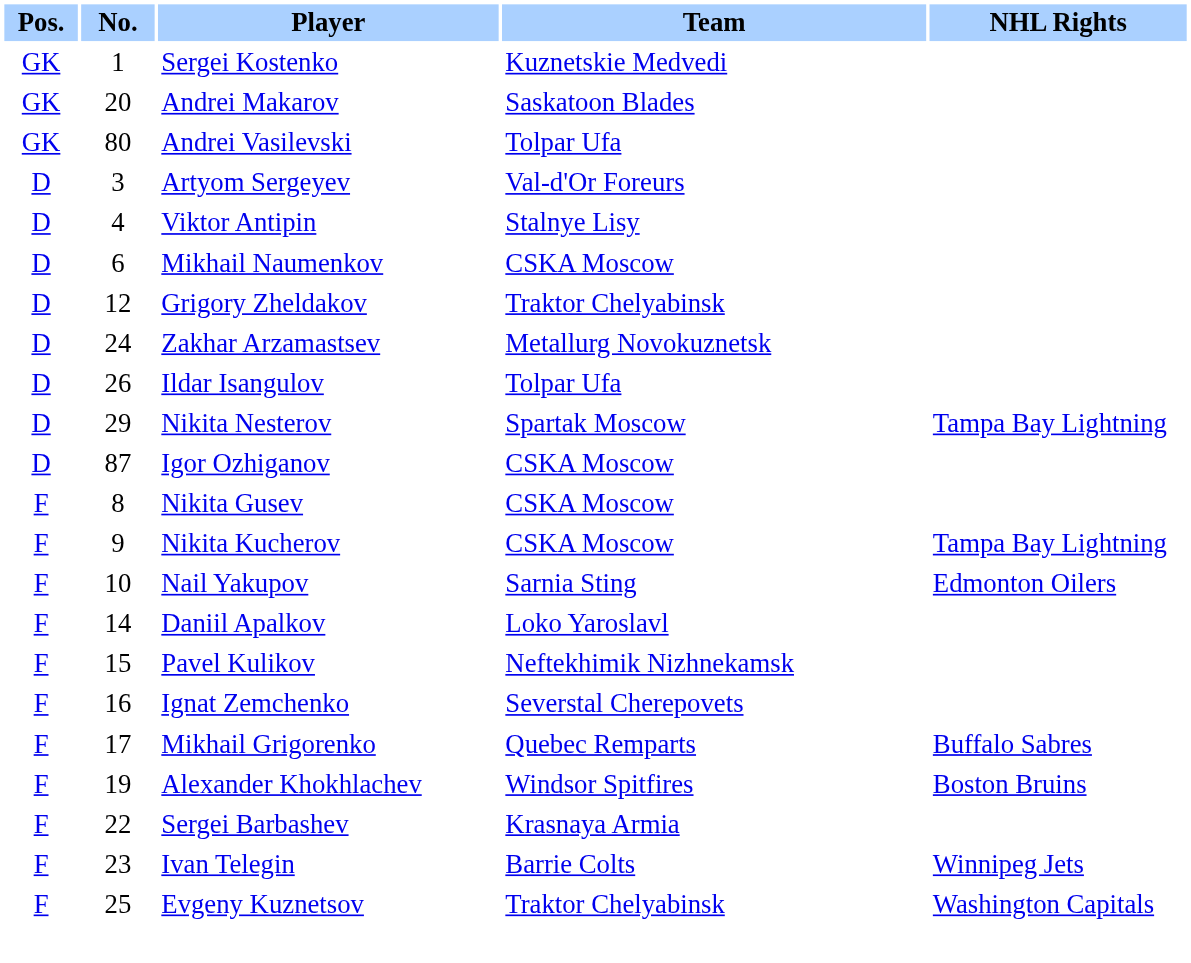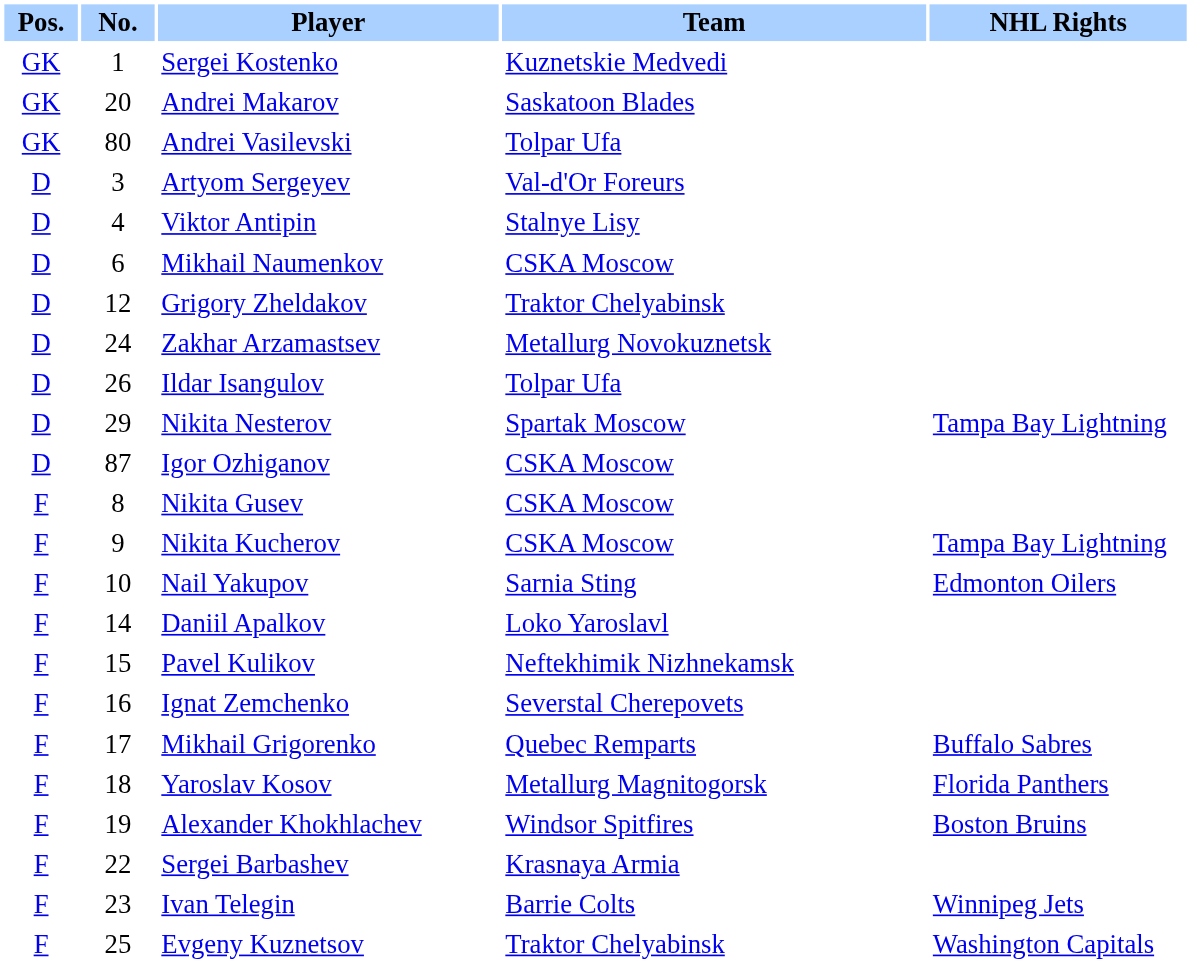+ row: (246, 783)
